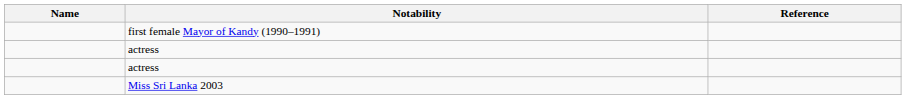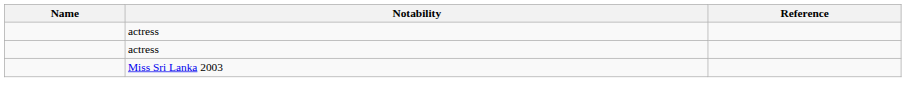- row: (65, 31)
